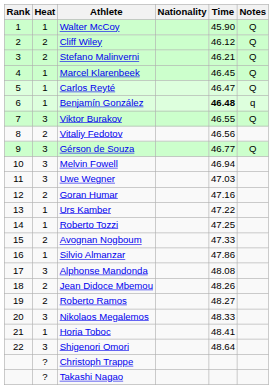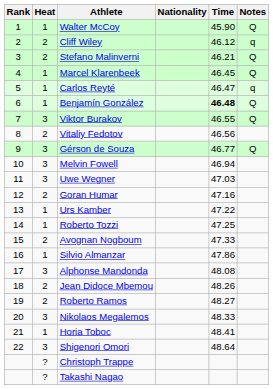(253, 42) Q -> (253, 42) q
(253, 88) Q -> (253, 88) q
(253, 103) q -> (253, 103) Q
